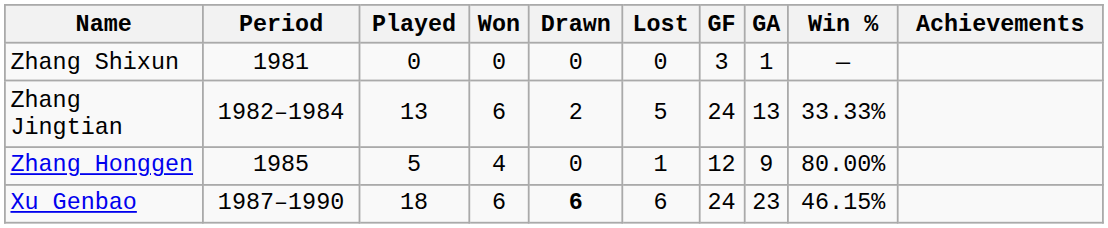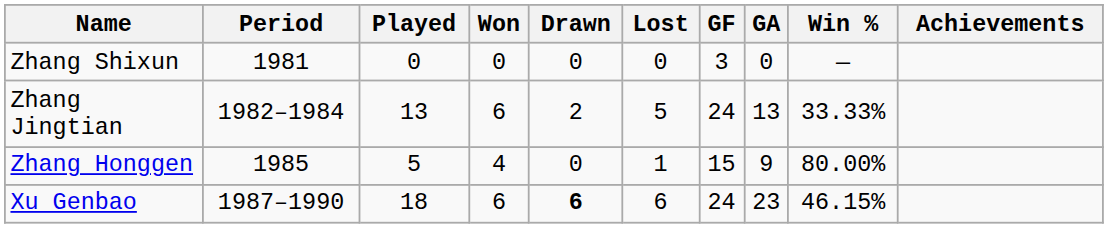(766, 62) 1 -> (766, 62) 0
(721, 165) 12 -> (721, 165) 15
